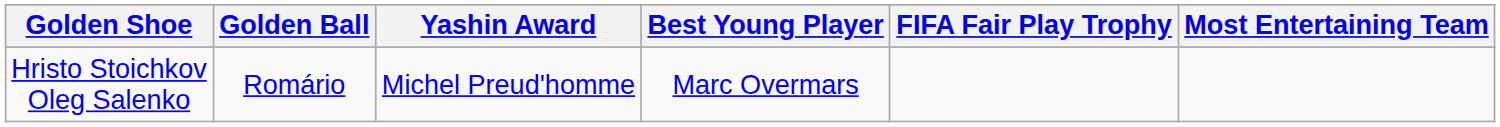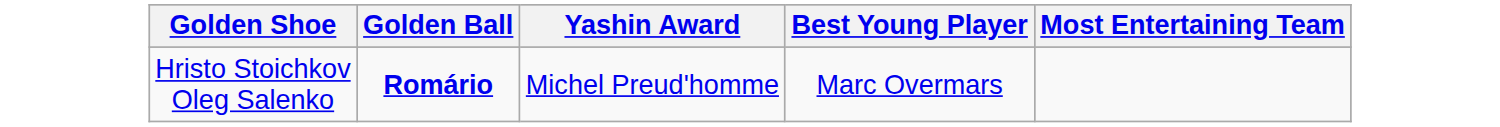- column: (1034, 25)
(294, 84) normal -> (438, 84) bold
